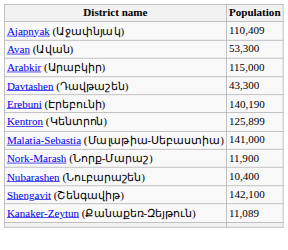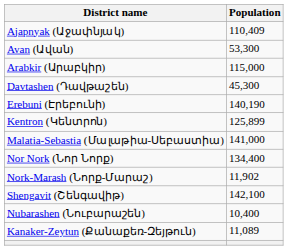(244, 85) 43,300 -> (244, 85) 45,300
+ row: (60, 158)
(244, 158) 11,900 -> (244, 176) 11,902
rows swapped: (76, 177) <-> (65, 195)
